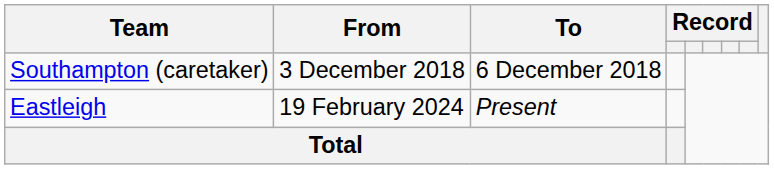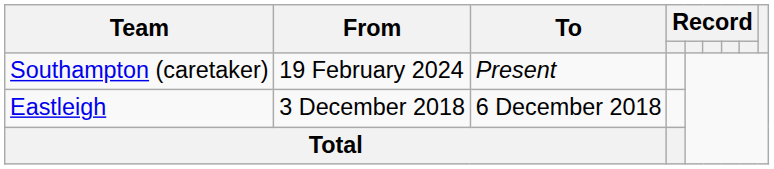(372, 70) 3 December 2018 -> (371, 70) 19 February 2024
(569, 70) 6 December 2018 -> (516, 70) Present
(371, 107) 19 February 2024 -> (372, 107) 3 December 2018
(516, 107) Present -> (569, 107) 6 December 2018
